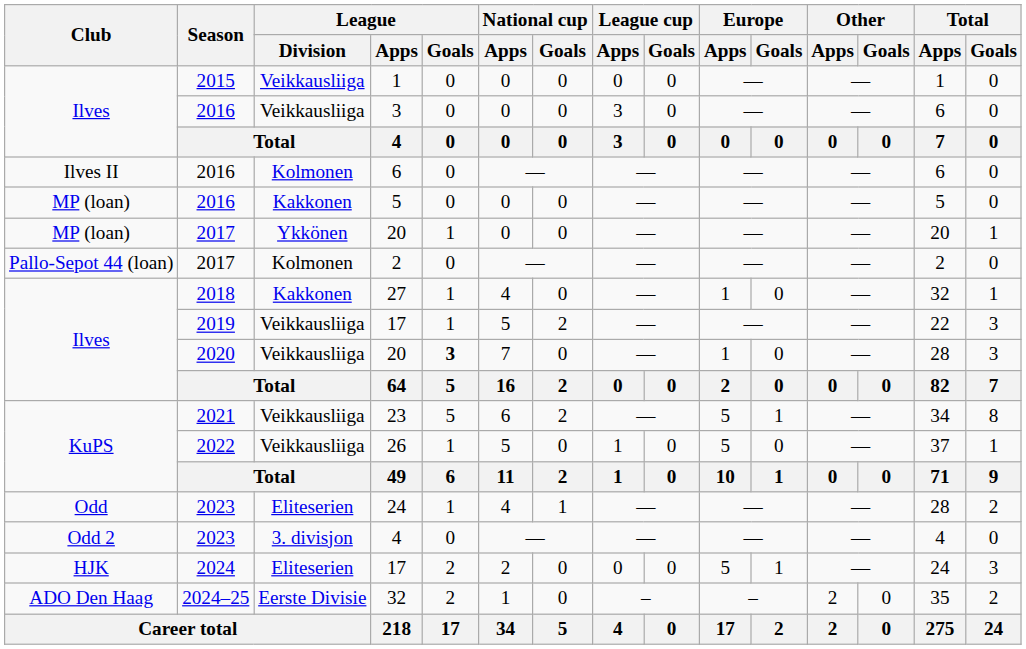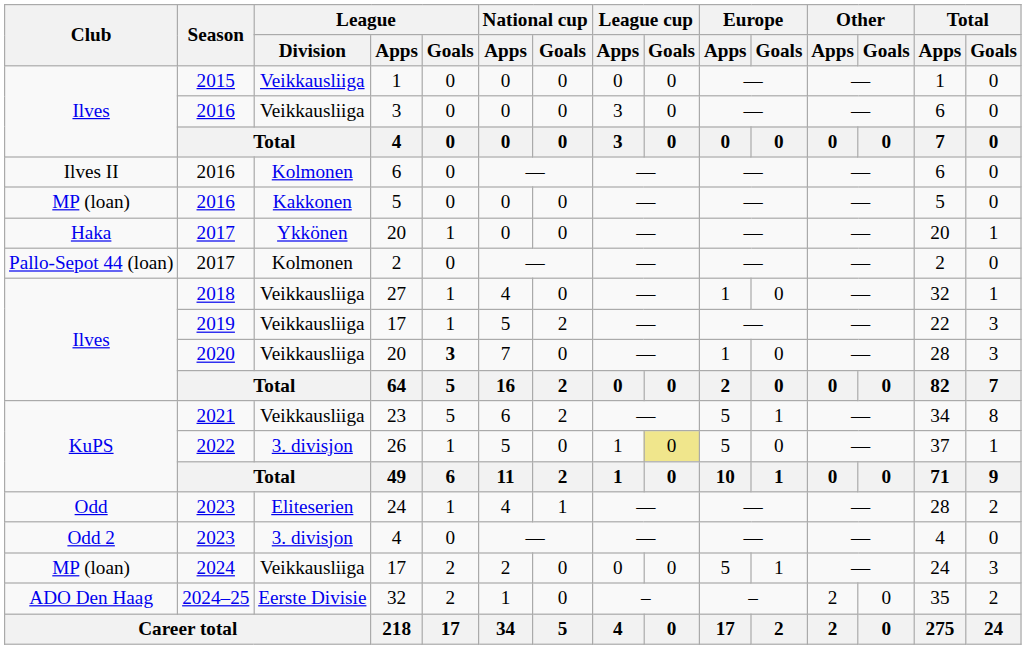(91, 232) MP (loan) -> (91, 232) Haka
(312, 293) Kakkonen -> (312, 293) Veikkausliiga
(312, 446) Veikkausliiga -> (312, 446) 3. divisjon
(672, 446) no background -> (672, 446) khaki background
(91, 567) HJK -> (91, 567) MP (loan)
(312, 567) Eliteserien -> (312, 567) Veikkausliiga
